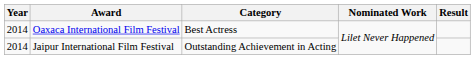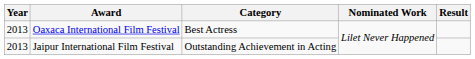(17, 29) 2014 -> (17, 29) 2013
(17, 46) 2014 -> (17, 46) 2013
